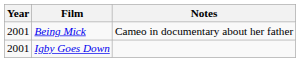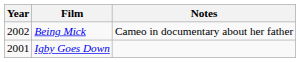(18, 31) 2001 -> (18, 31) 2002
